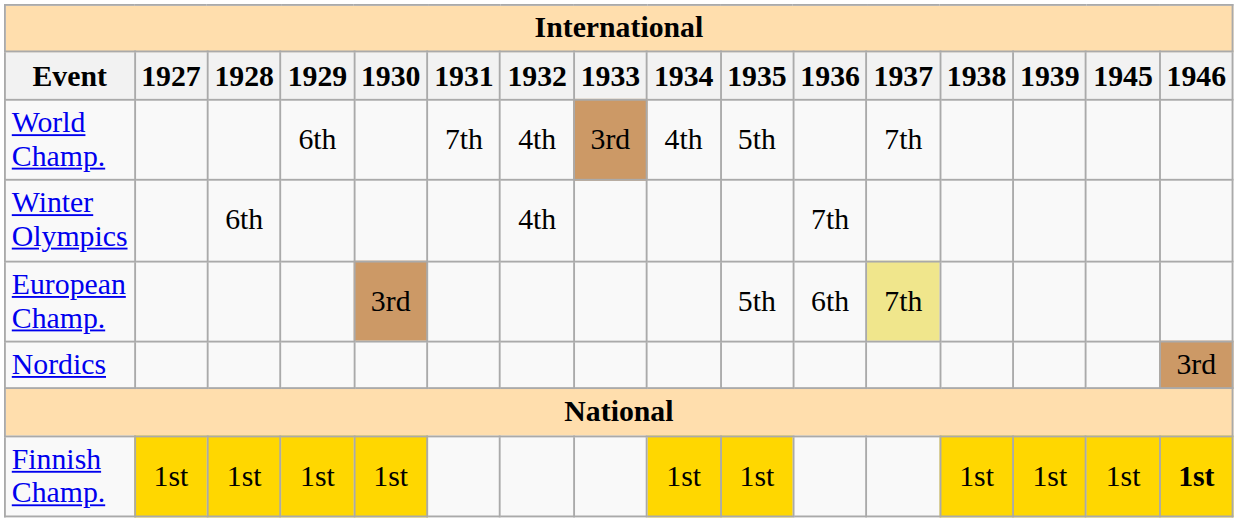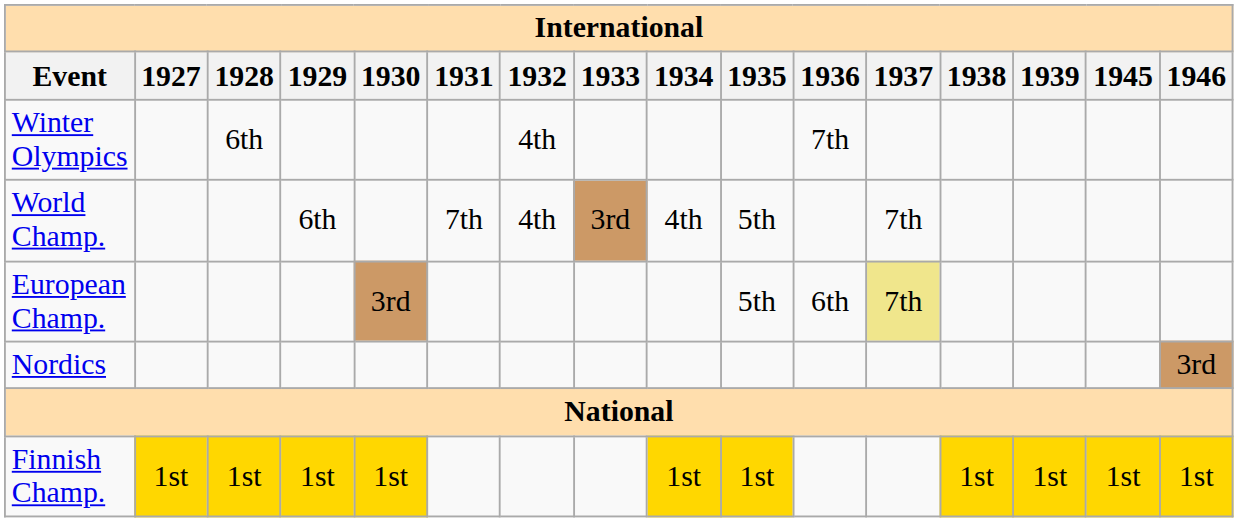rows swapped: (70, 219) <-> (58, 139)
(1196, 475) bold -> (1196, 475) normal
